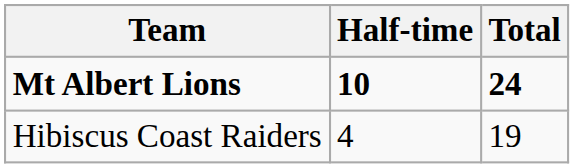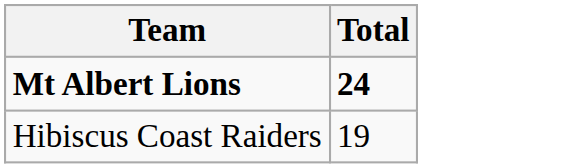- column: (405, 30)
